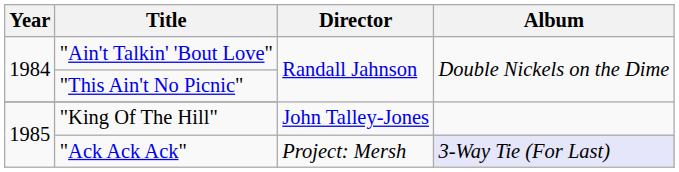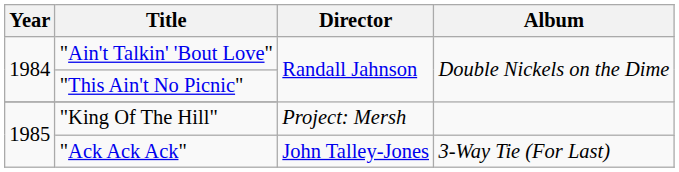(356, 118) John Talley-Jones -> (344, 118) Project: Mersh
(344, 150) Project: Mersh -> (356, 150) John Talley-Jones
(524, 150) lavender background -> (524, 150) no background
